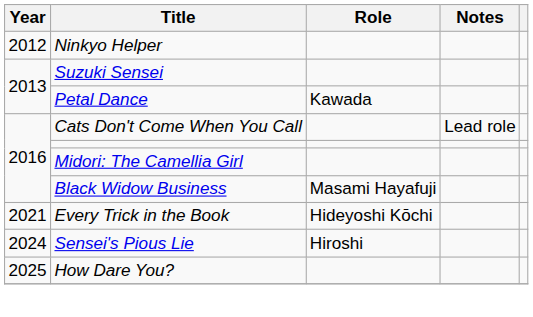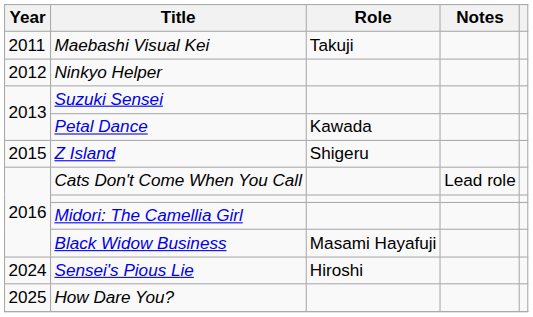+ row: (27, 45)
+ row: (28, 153)
- row: (28, 216)
